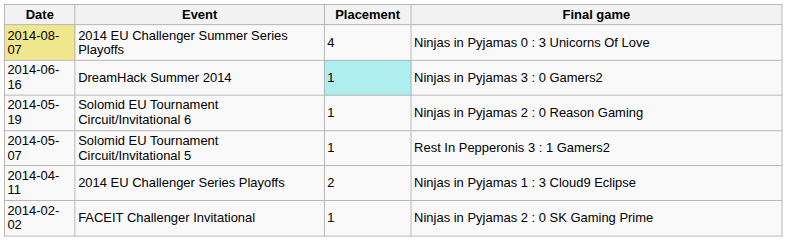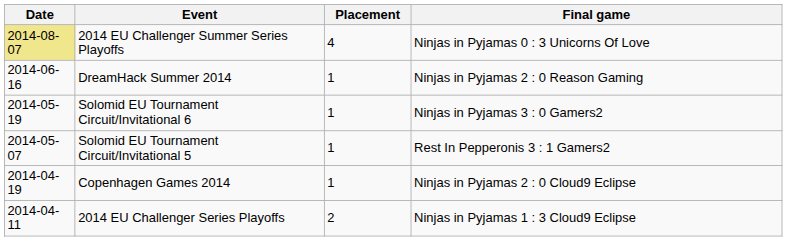(331, 77) paleturquoise background -> (331, 77) no background
(508, 77) Ninjas in Pyjamas 3 : 0 Gamers2 -> (529, 77) Ninjas in Pyjamas 2 : 0 Reason Gaming
(529, 112) Ninjas in Pyjamas 2 : 0 Reason Gaming -> (508, 112) Ninjas in Pyjamas 3 : 0 Gamers2
+ row: (154, 183)
- row: (167, 218)
